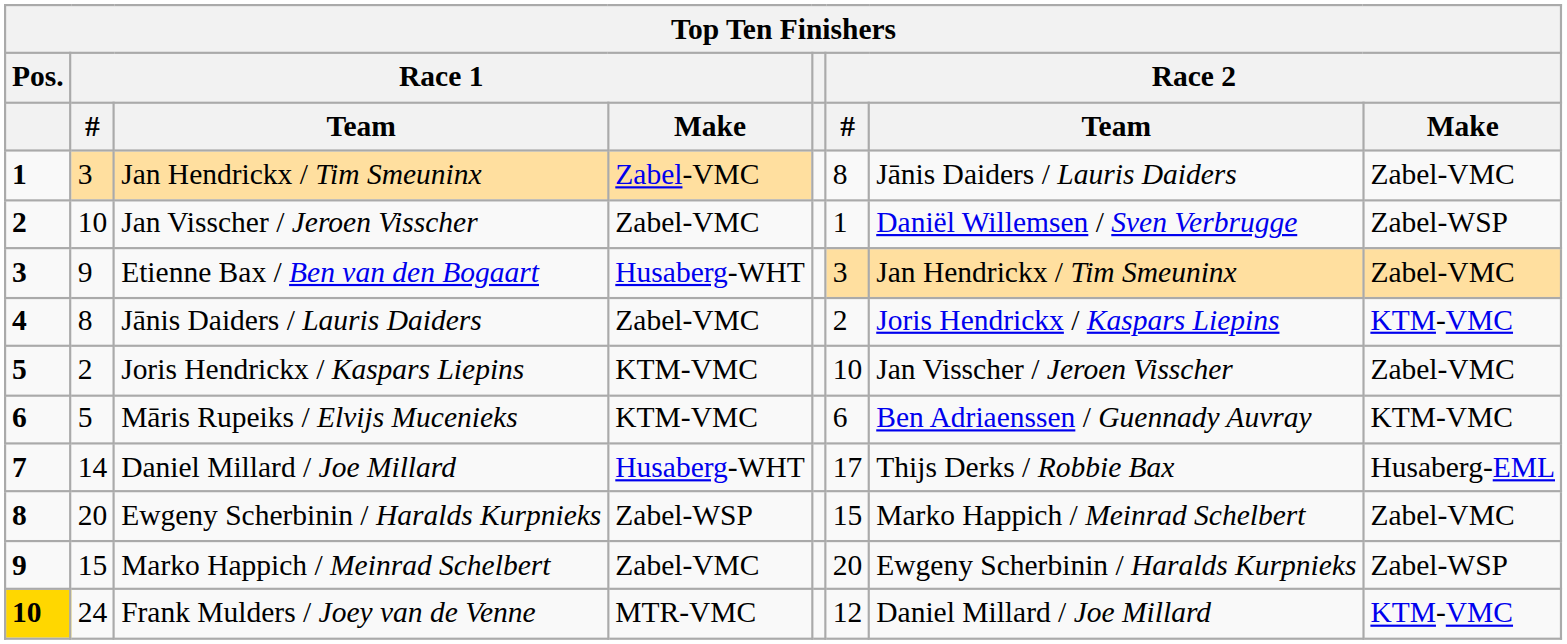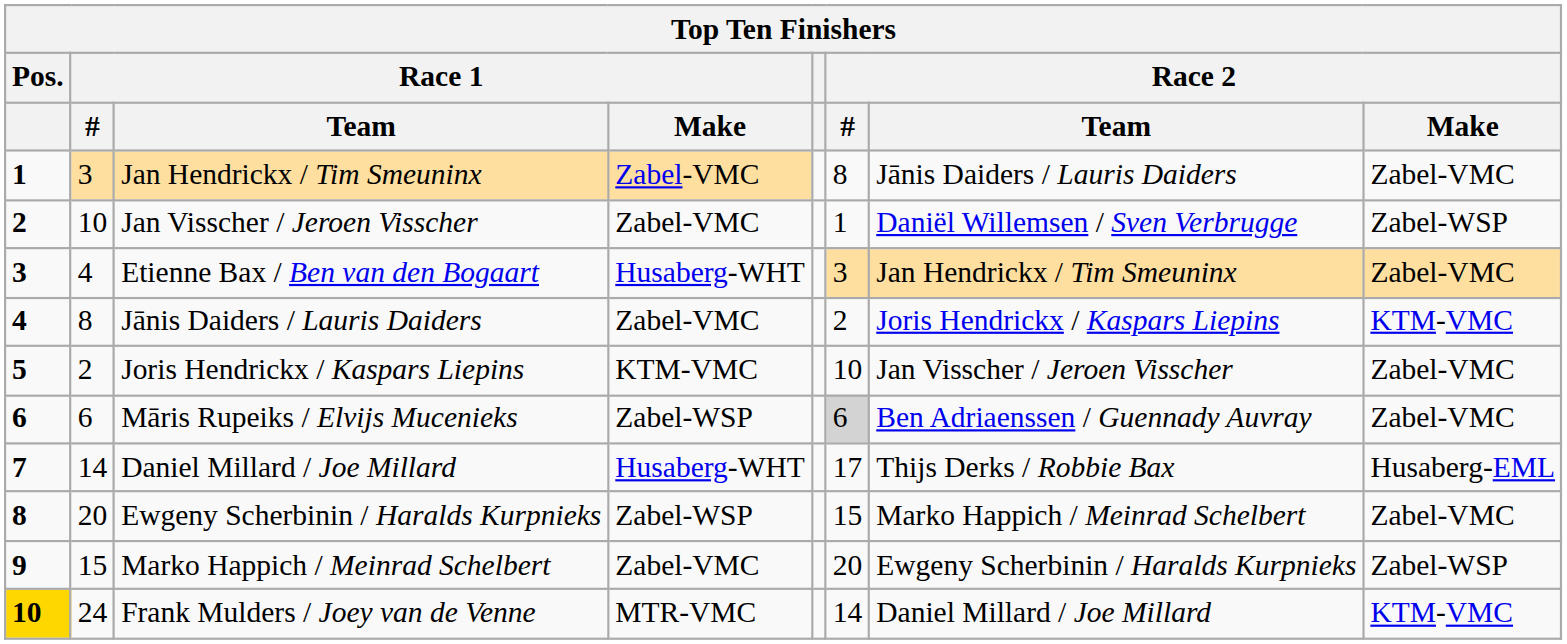(85, 271) 9 -> (85, 271) 4
(85, 417) 5 -> (85, 417) 6
(687, 417) KTM-VMC -> (684, 417) Zabel-WSP
(840, 417) no background -> (840, 417) lightgrey background
(1442, 417) KTM-VMC -> (1442, 417) Zabel-VMC
(848, 612) 12 -> (848, 612) 14
